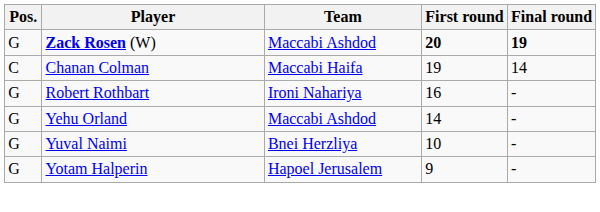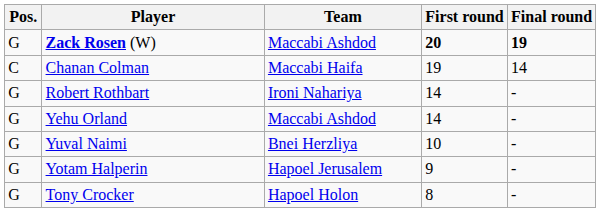(433, 93) 16 -> (433, 93) 14
+ row: (90, 194)
